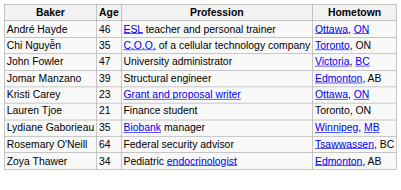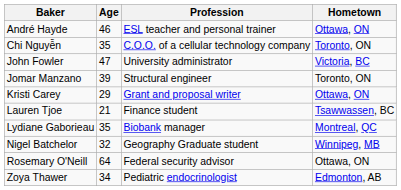(348, 78) Edmonton, AB -> (343, 78) Toronto, ON
(105, 95) 23 -> (105, 95) 29
(343, 111) Toronto, ON -> (355, 111) Tsawwassen, BC
(347, 128) Winnipeg, MB -> (346, 128) Montreal, QC
+ row: (42, 144)
(355, 144) Tsawwassen, BC -> (342, 161) Ottawa, ON
